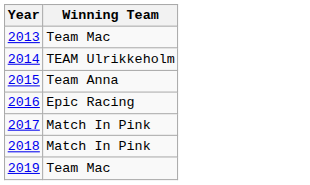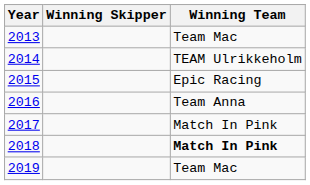+ column: (107, 15)
(82, 81) Team Anna -> (217, 81) Epic Racing
(90, 103) Epic Racing -> (209, 103) Team Anna
(98, 146) normal -> (225, 146) bold
